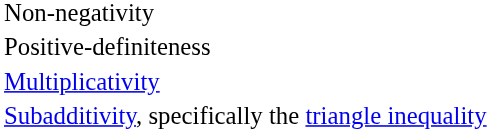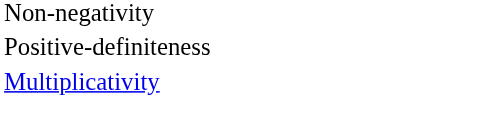- row: (245, 115)
